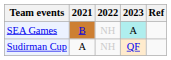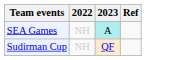- column: (82, 13)
